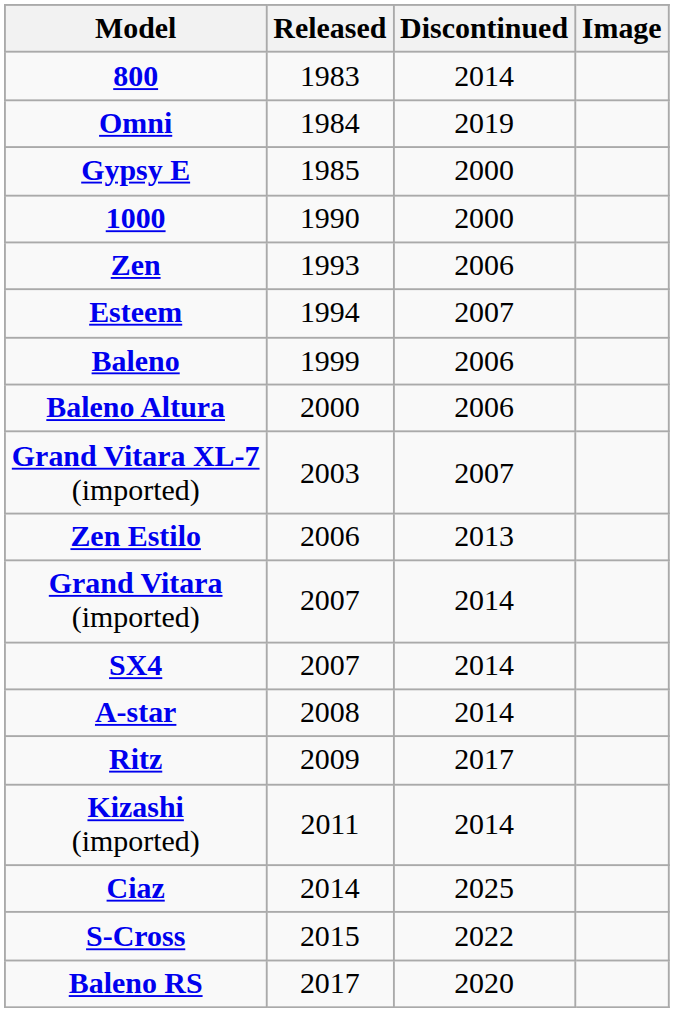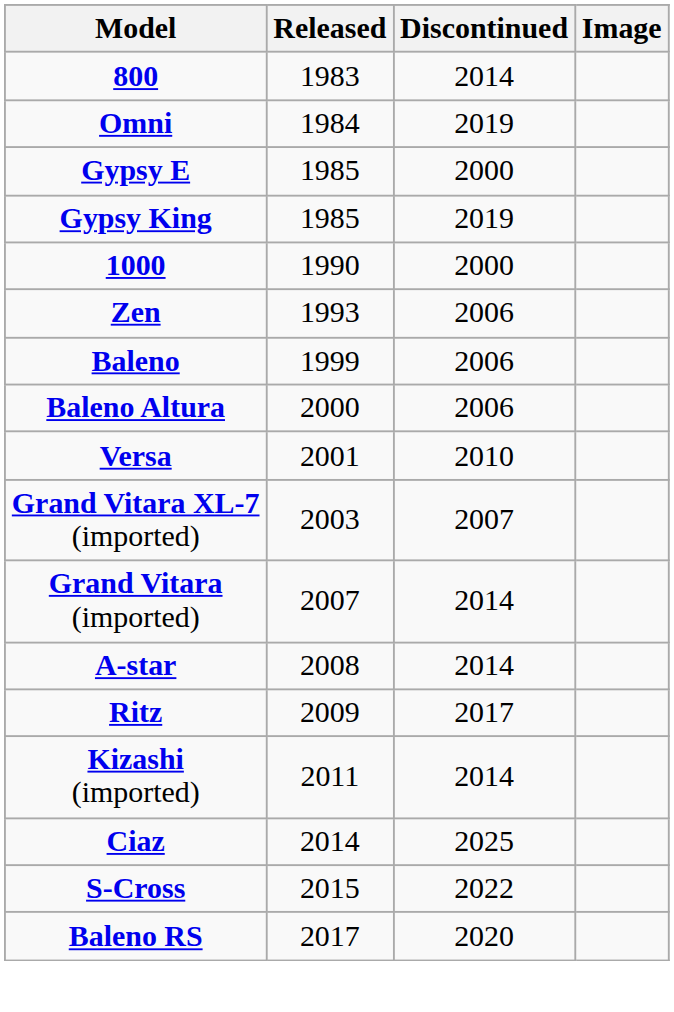+ row: (136, 218)
- row: (136, 312)
+ row: (136, 455)
- row: (136, 536)
- row: (136, 664)
